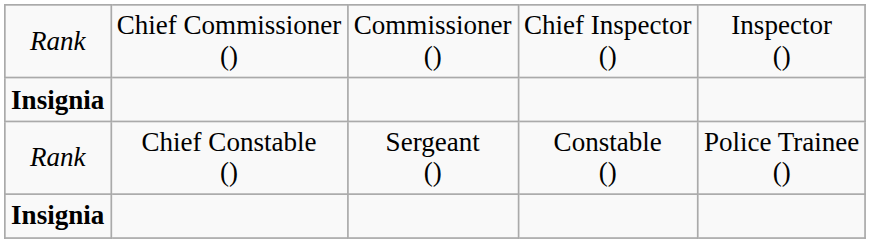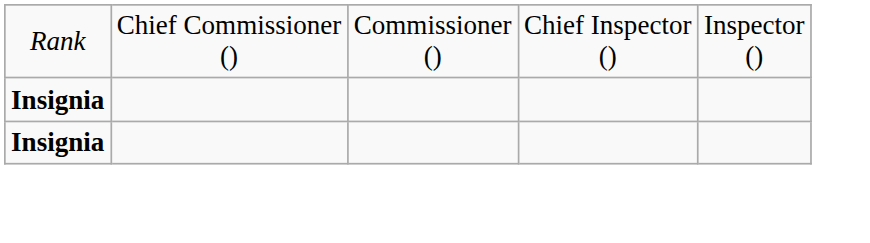- row: (58, 157)
